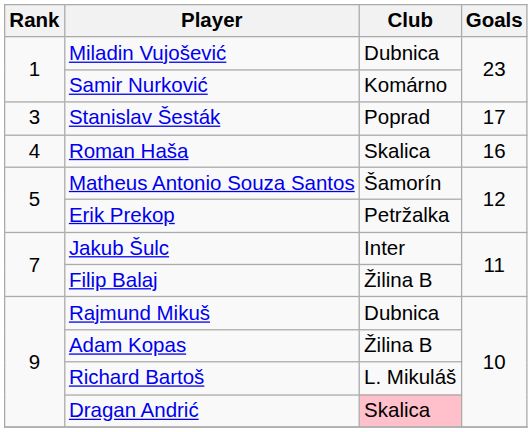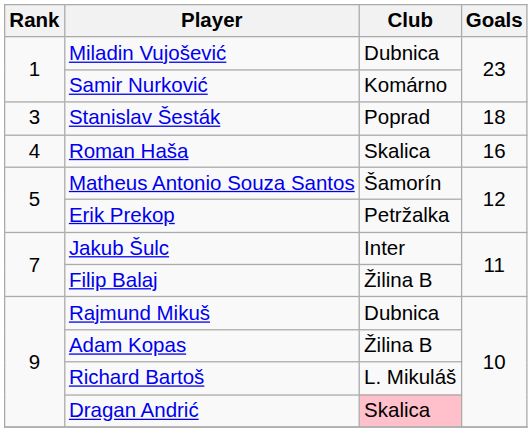(494, 118) 17 -> (494, 118) 18
